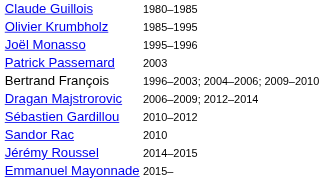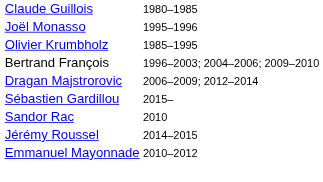rows swapped: (57, 26) <-> (45, 45)
- row: (60, 63)
(170, 117) 2010–2012 -> (158, 99) 2015–
(158, 172) 2015– -> (170, 154) 2010–2012
